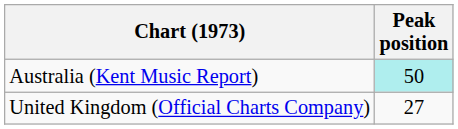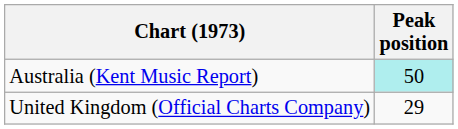(414, 107) 27 -> (414, 107) 29
